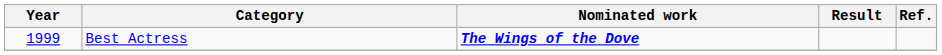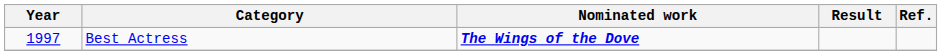(43, 39) 1999 -> (43, 39) 1997
